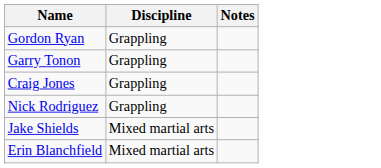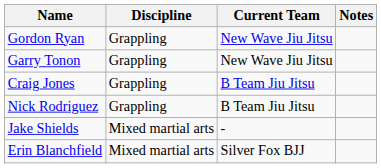+ column: (277, 15)
